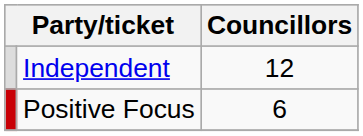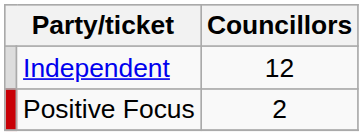(280, 109) 6 -> (280, 109) 2
